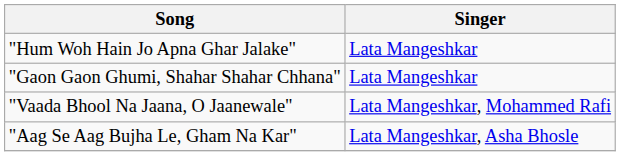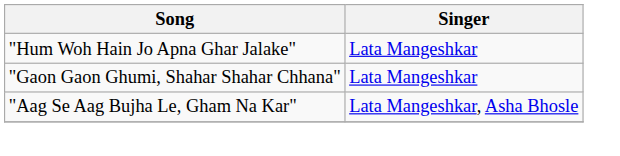- row: (151, 106)
